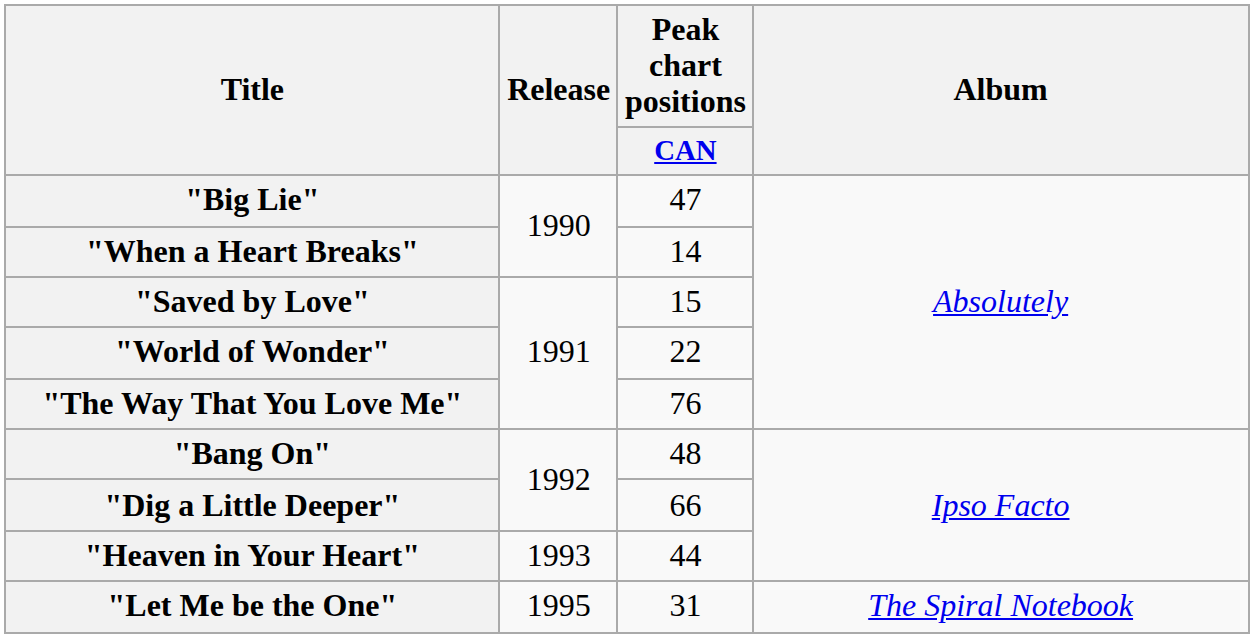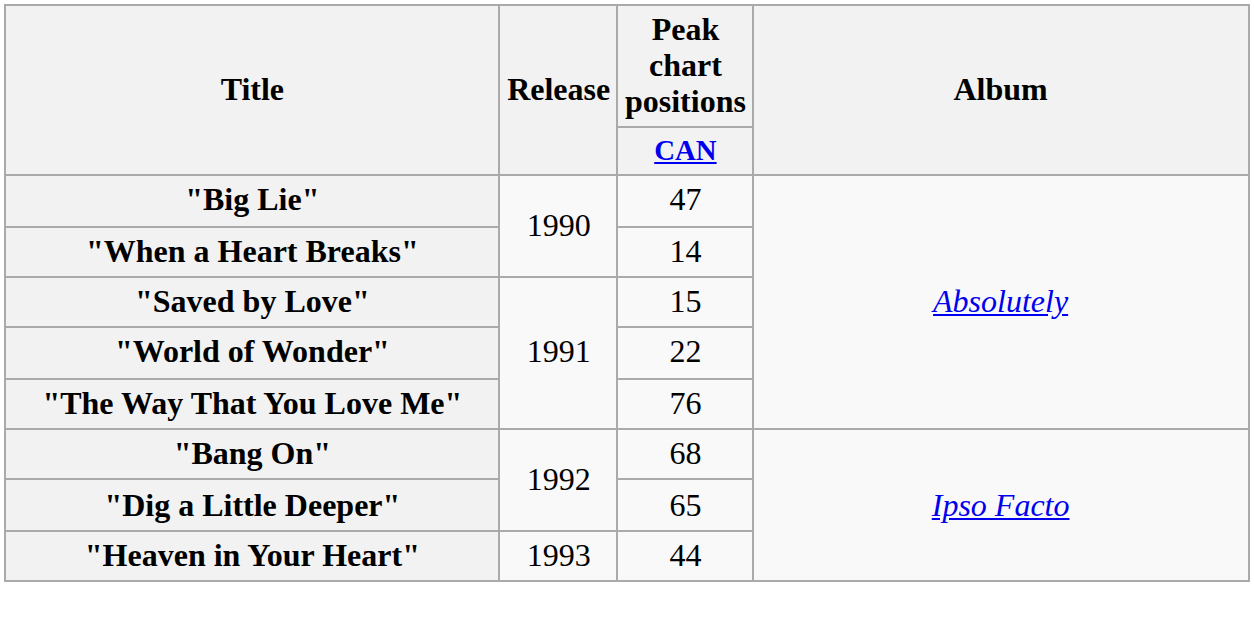(685, 453) 48 -> (685, 453) 68
(685, 504) 66 -> (685, 504) 65
- row: (252, 606)
